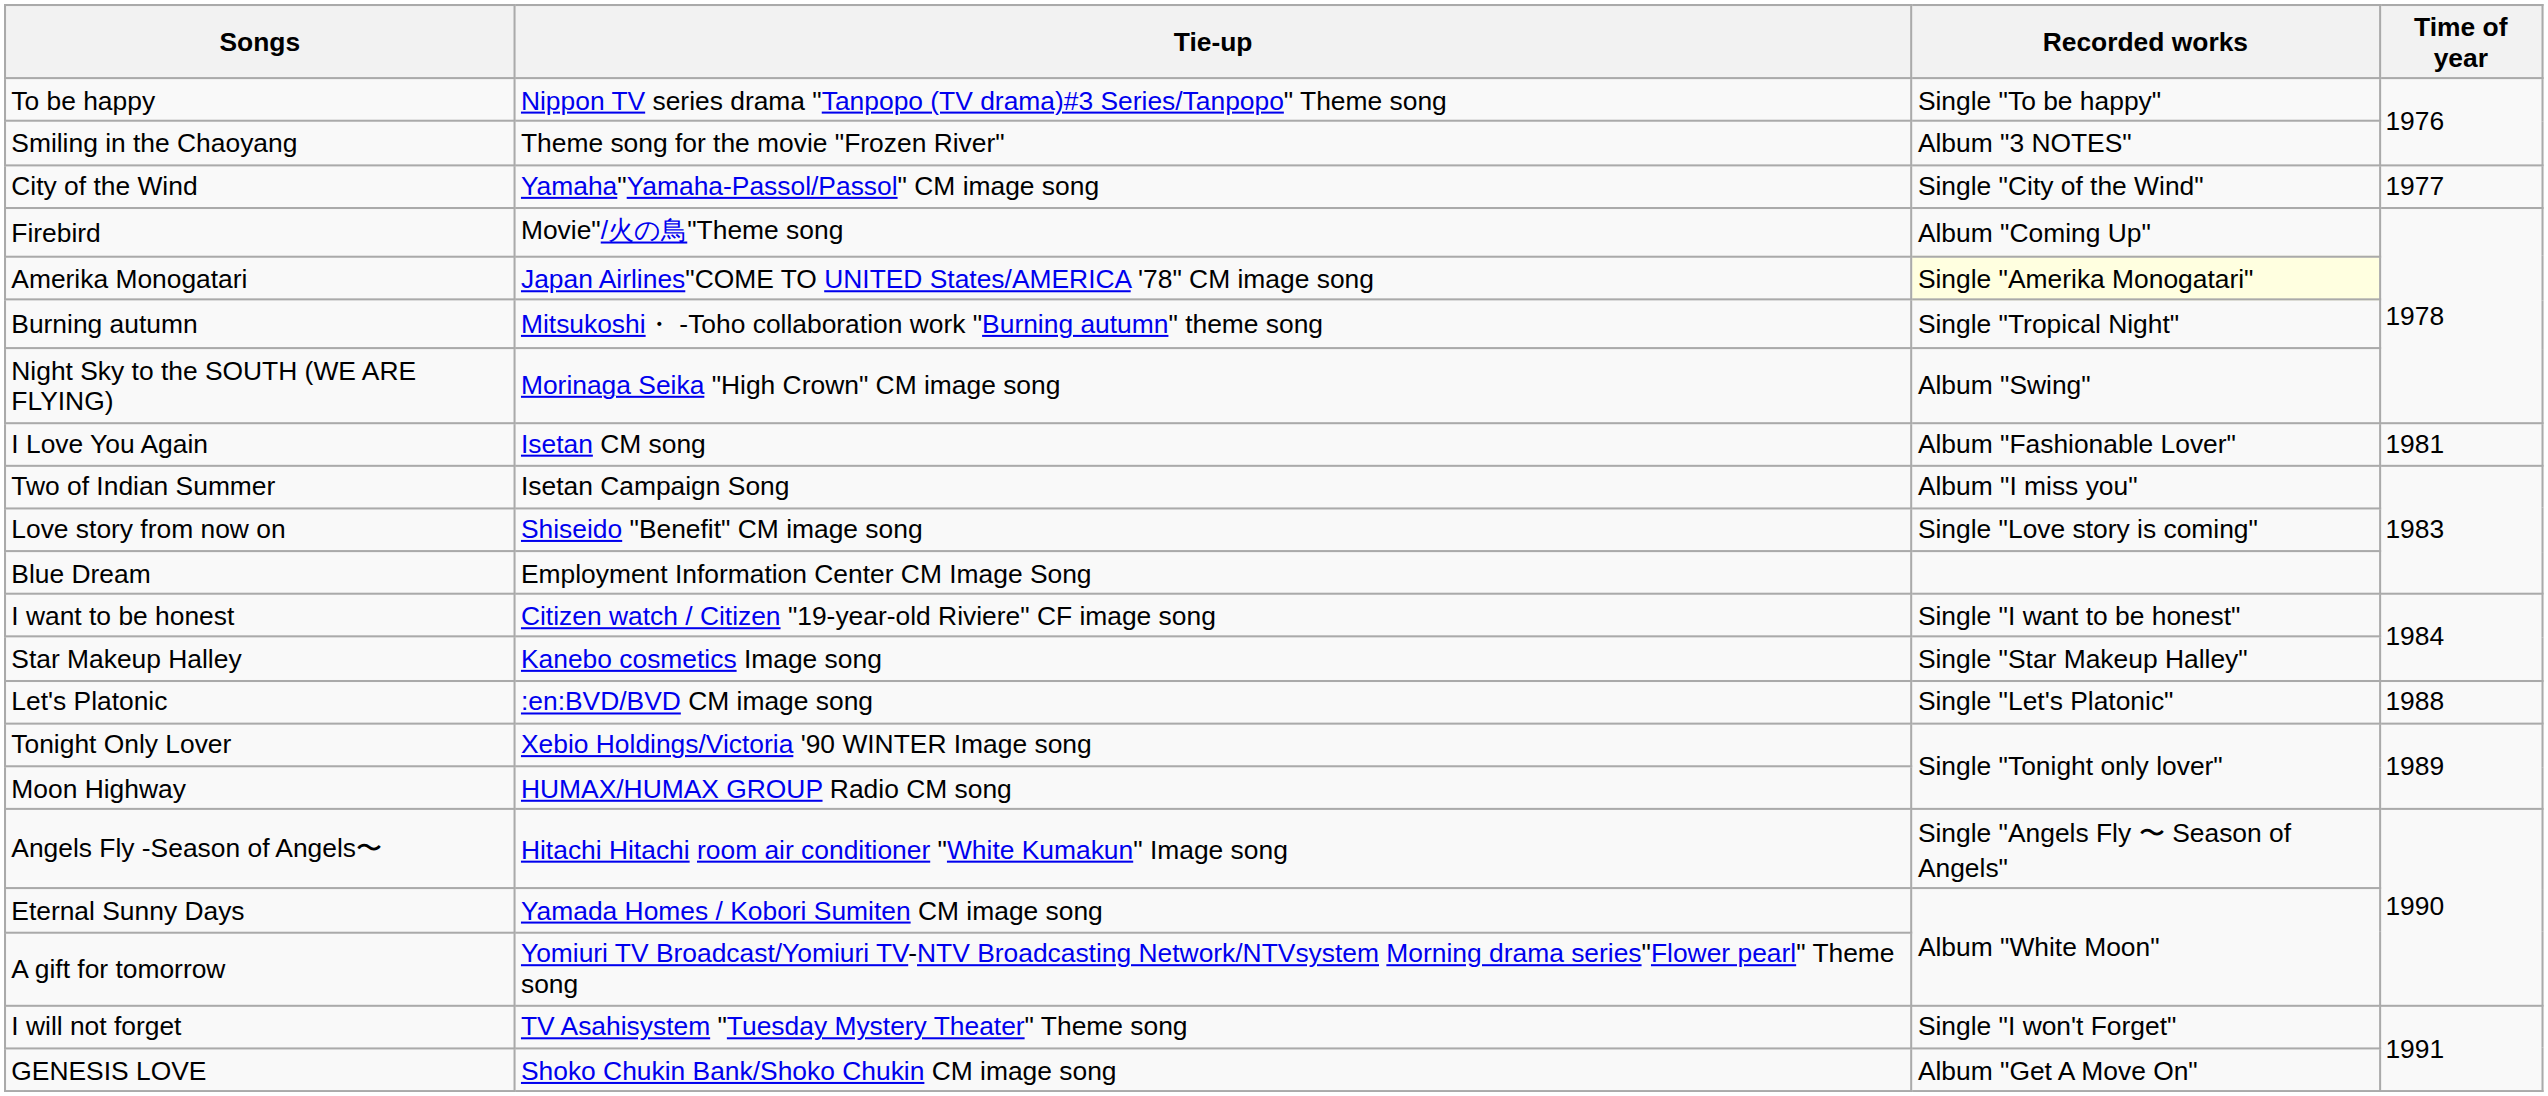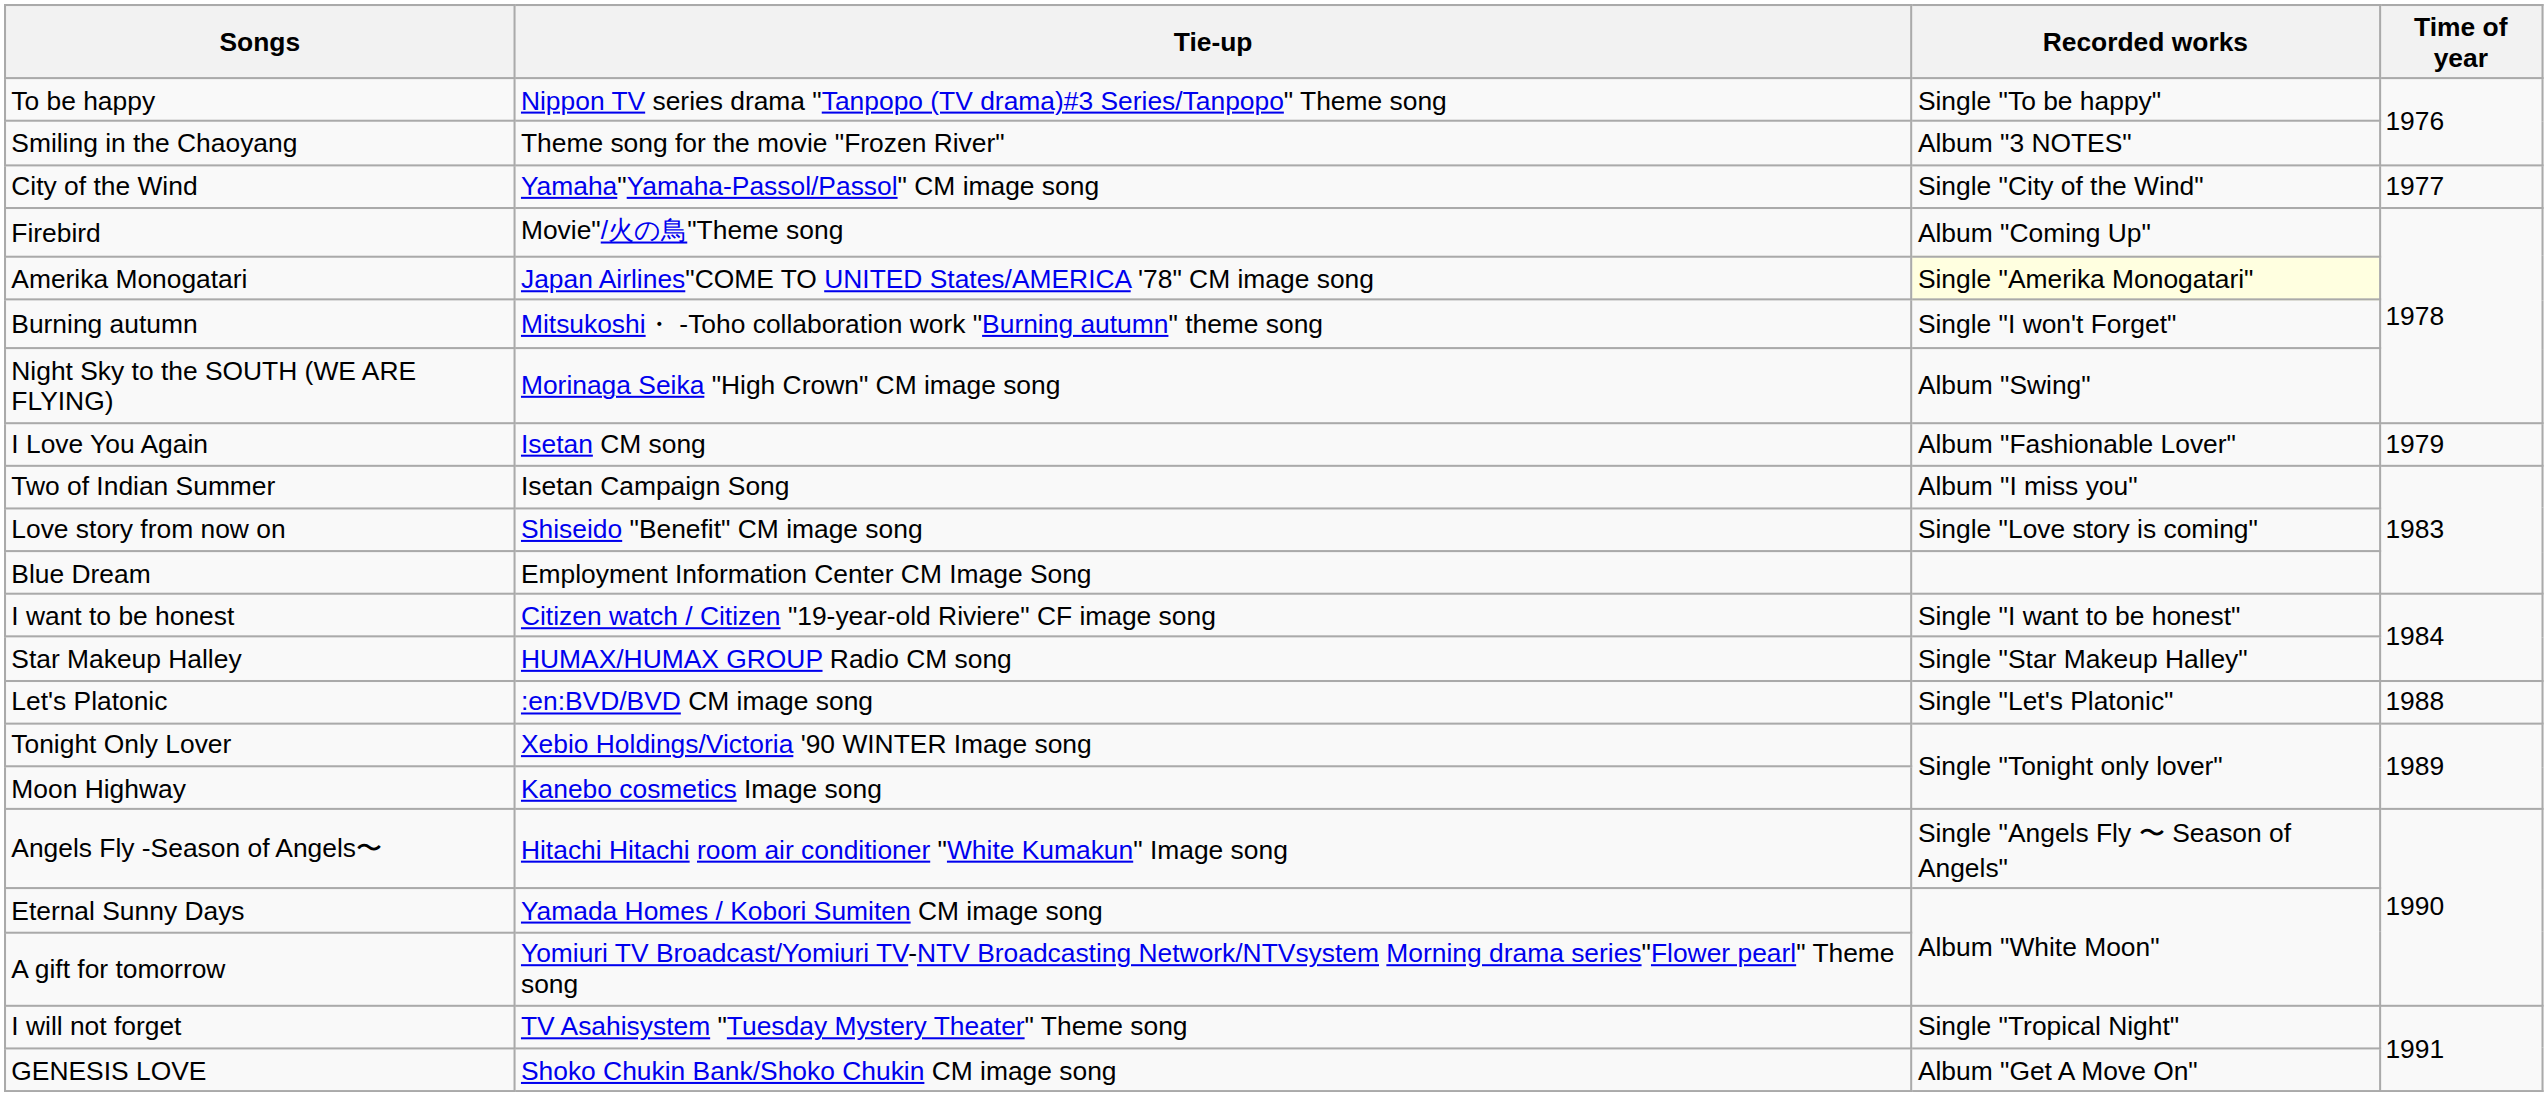(2049, 324) Single "Tropical Night" -> (2047, 324) Single "I won't Forget"
(2415, 444) 1981 -> (2415, 444) 1979
(701, 659) Kanebo cosmetics Image song -> (766, 659) HUMAX/HUMAX GROUP Radio CM song
(766, 788) HUMAX/HUMAX GROUP Radio CM song -> (701, 788) Kanebo cosmetics Image song
(2047, 1027) Single "I won't Forget" -> (2049, 1027) Single "Tropical Night"
